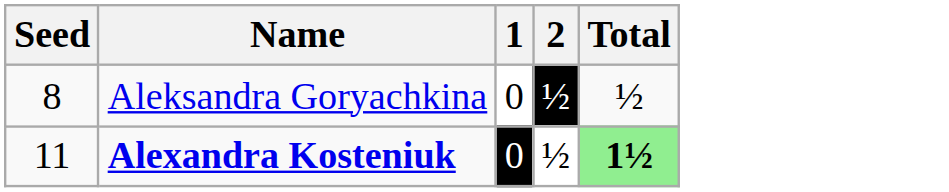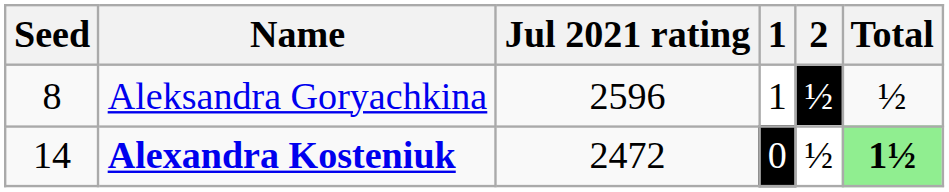+ column: (628, 34)
(514, 95) 0 -> (777, 95) 1
(52, 155) 11 -> (52, 155) 14
